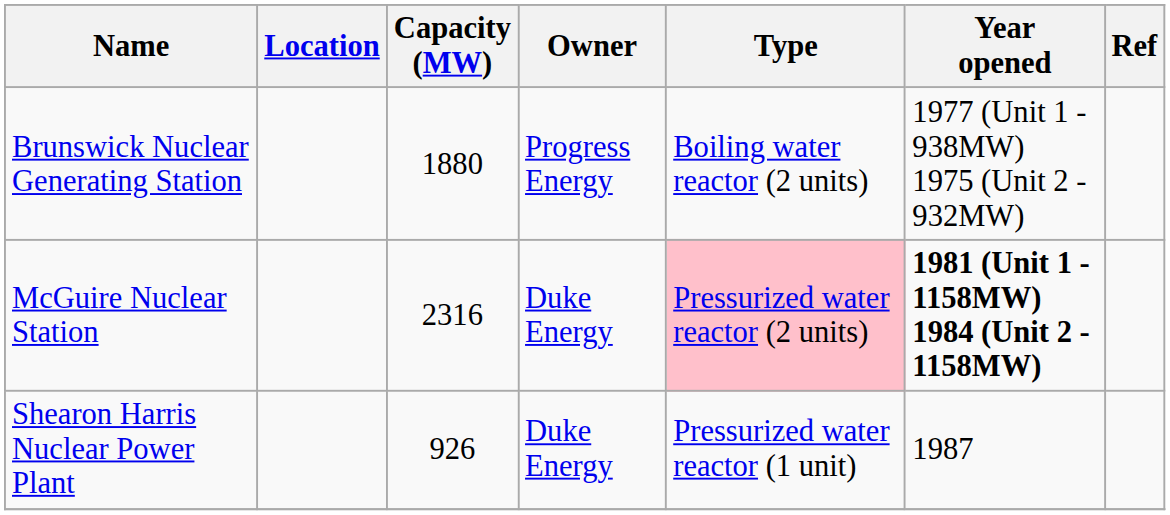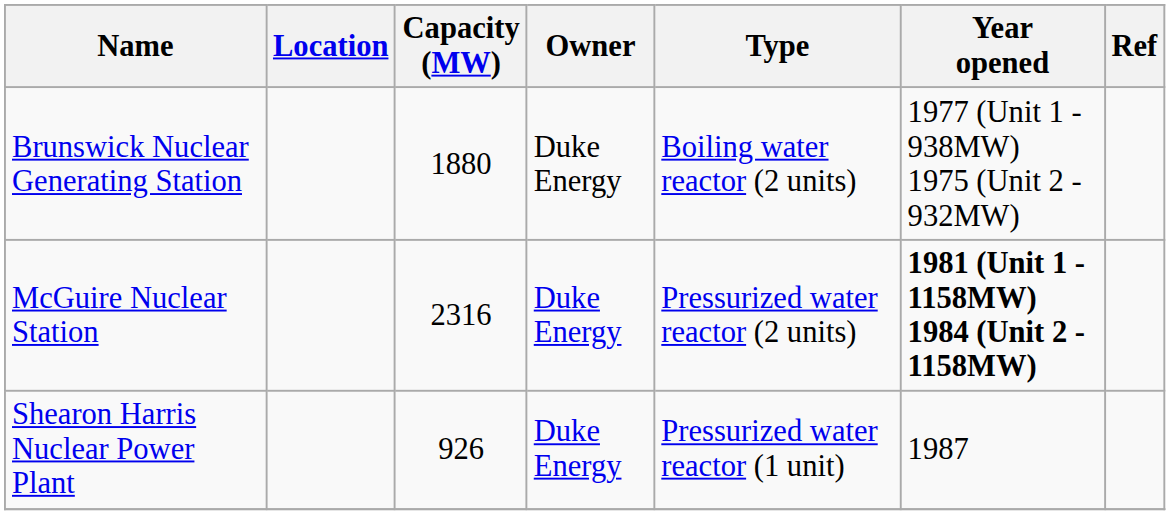(578, 163) Progress Energy -> (578, 163) Duke Energy
(781, 314) pink background -> (770, 314) no background
